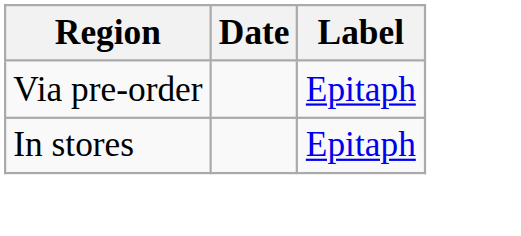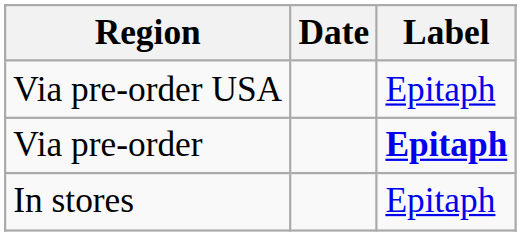+ row: (148, 88)
(361, 88) normal -> (446, 144) bold
